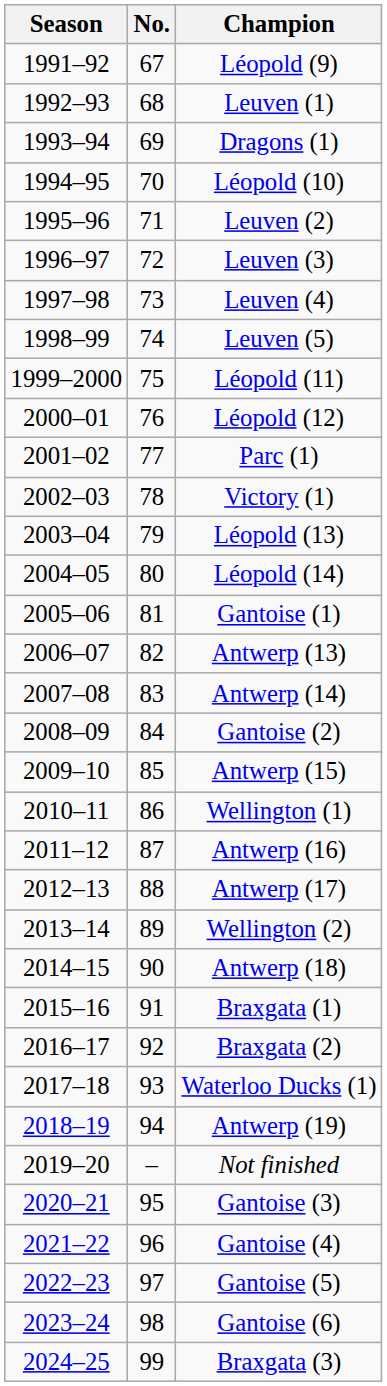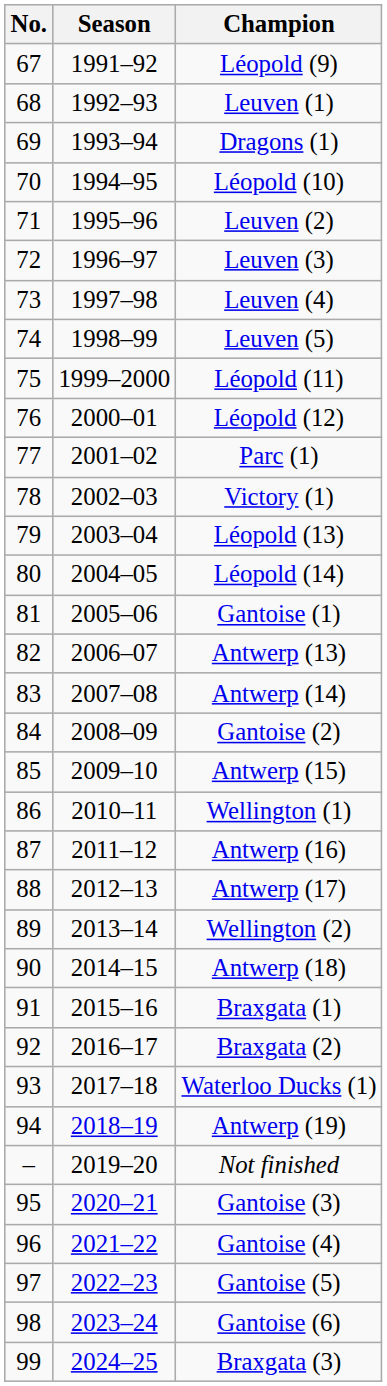columns swapped: (152, 24) <-> (66, 24)
